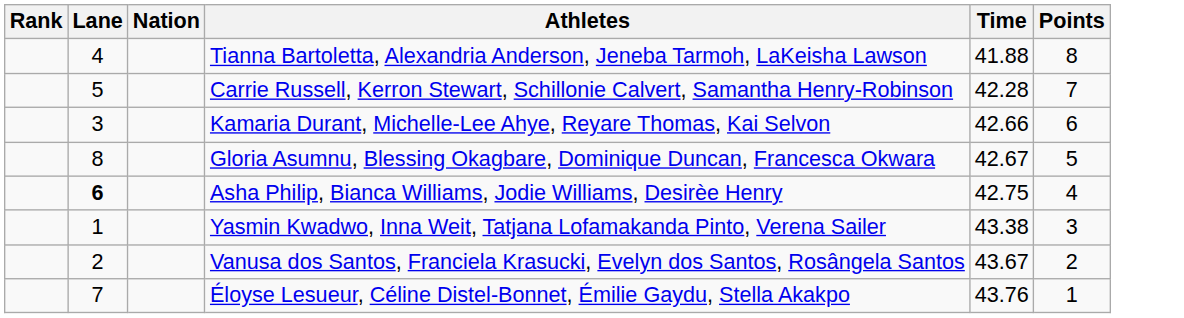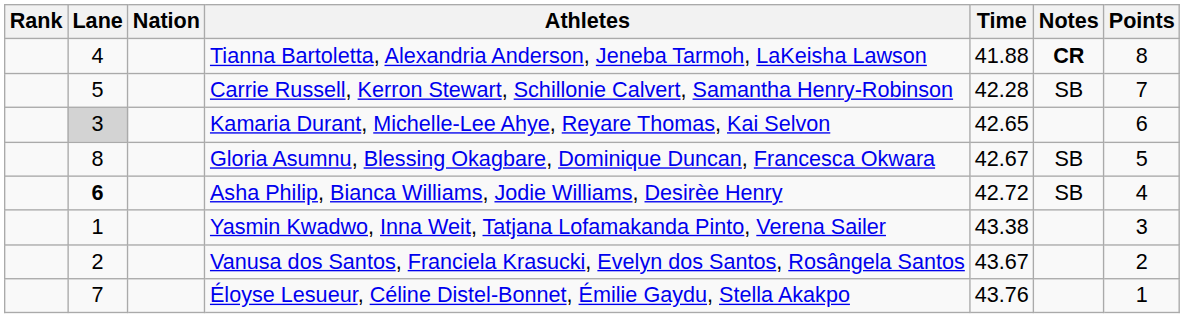+ column: (1069, 21)
(98, 124) no background -> (98, 124) lightgrey background
(1002, 124) 42.66 -> (1002, 124) 42.65
(1002, 192) 42.75 -> (1002, 192) 42.72
